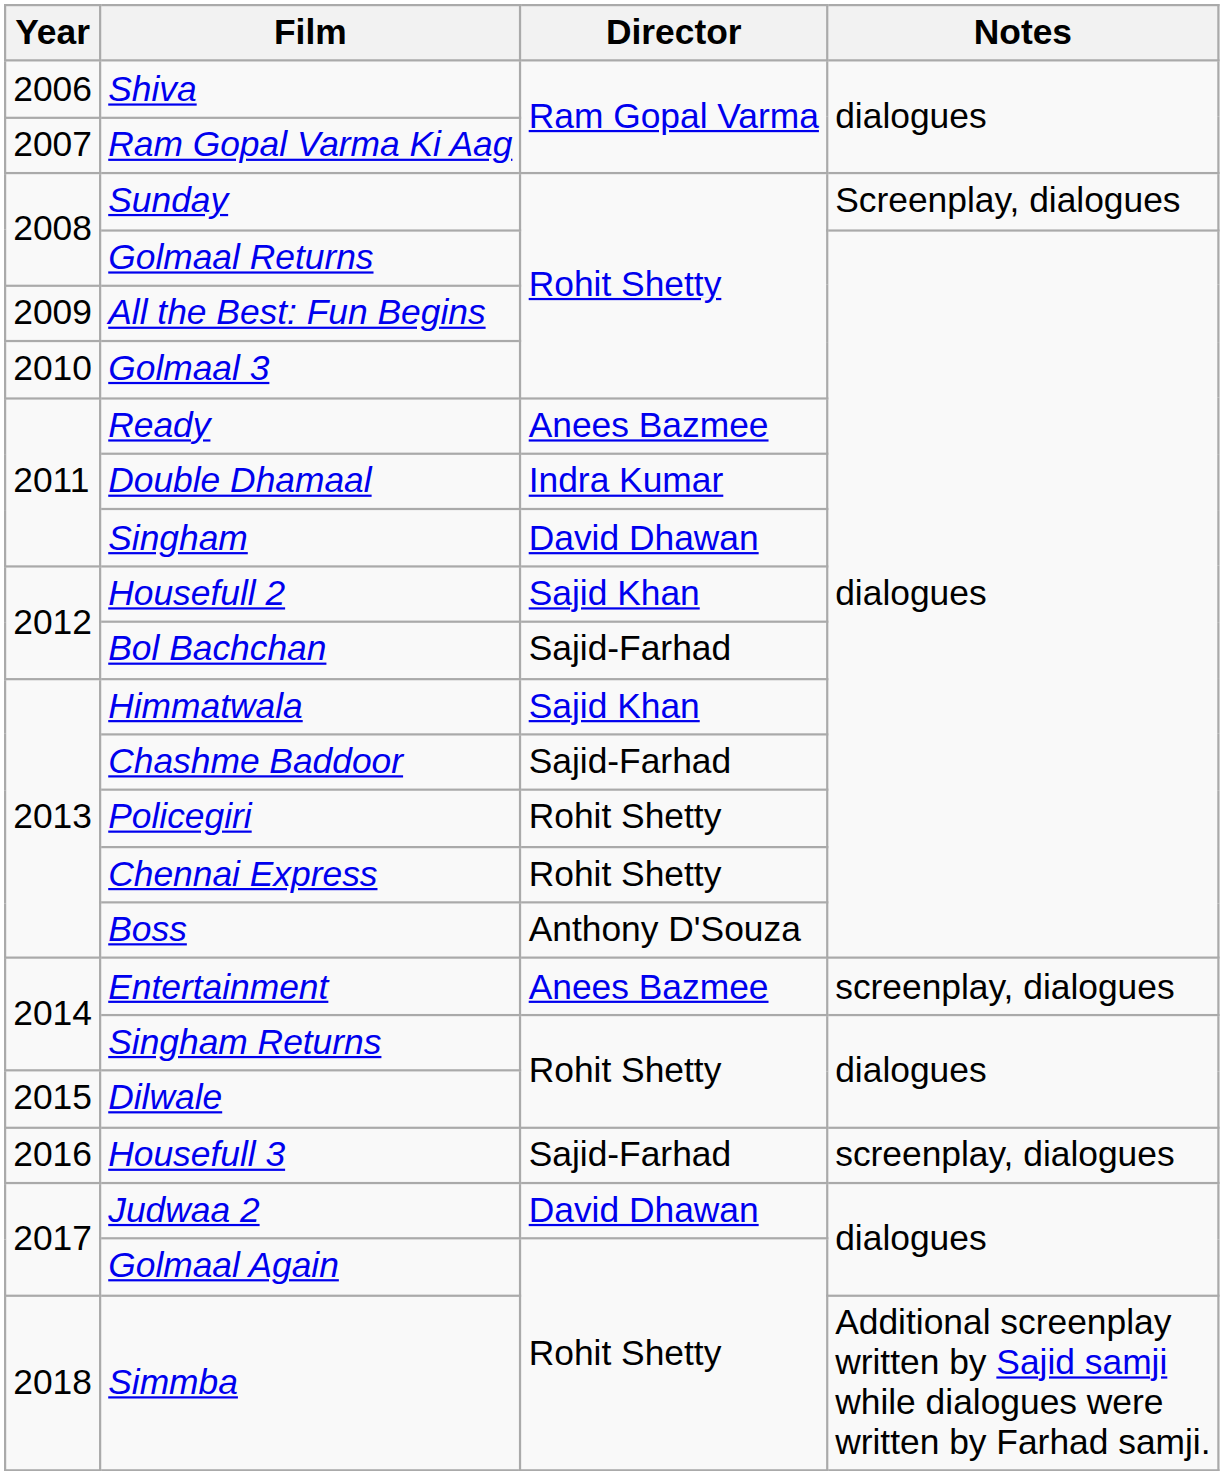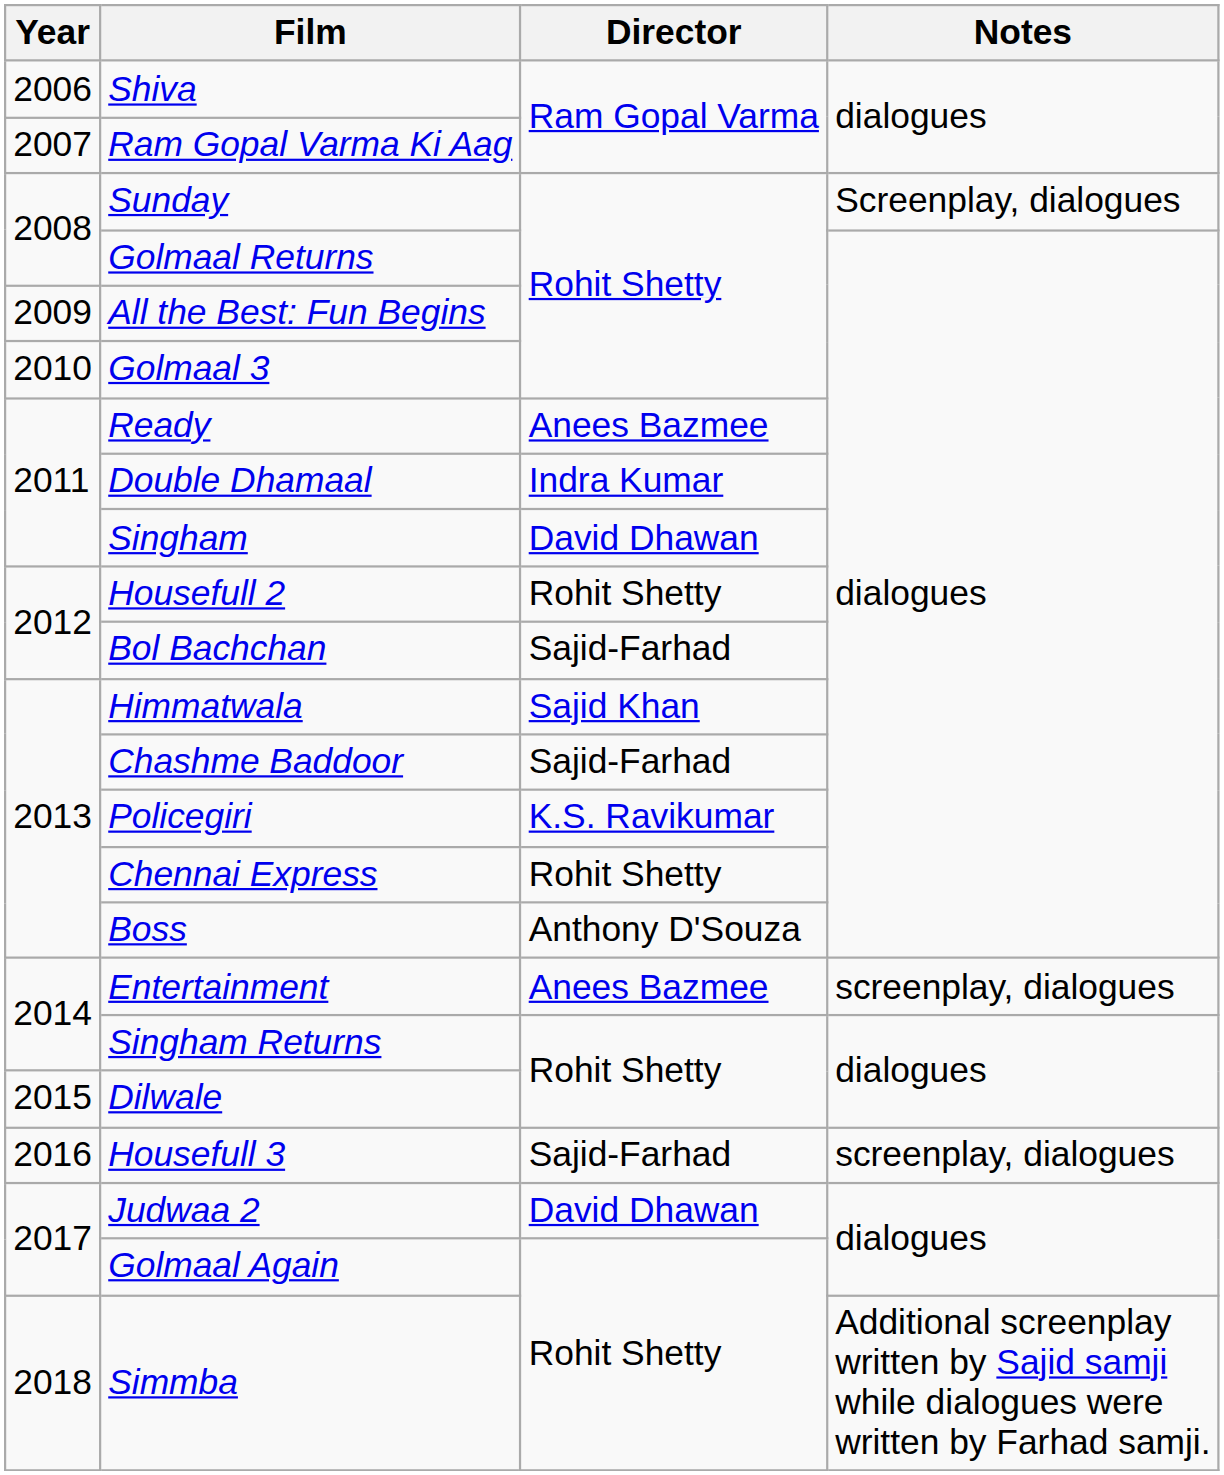(614, 593) Sajid Khan -> (625, 593) Rohit Shetty
(625, 817) Rohit Shetty -> (652, 817) K.S. Ravikumar
